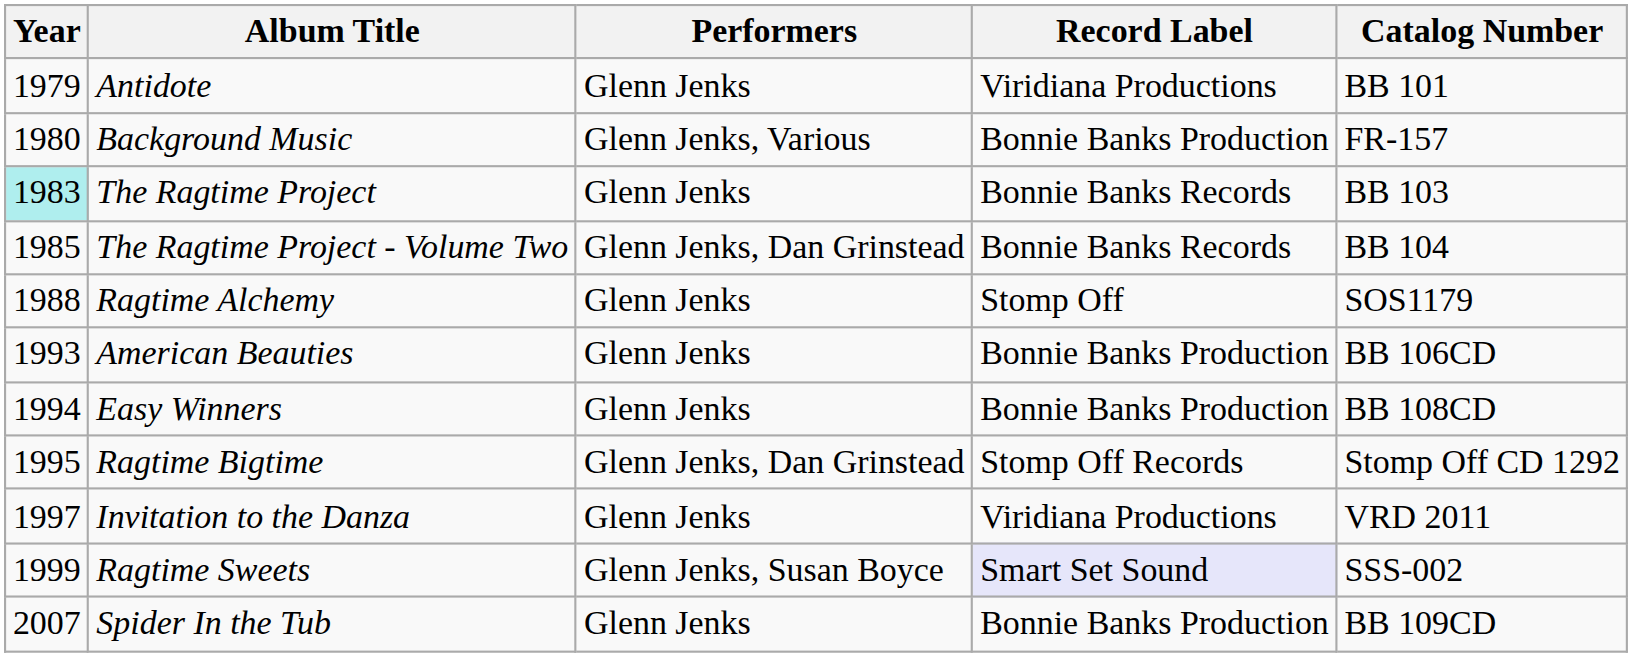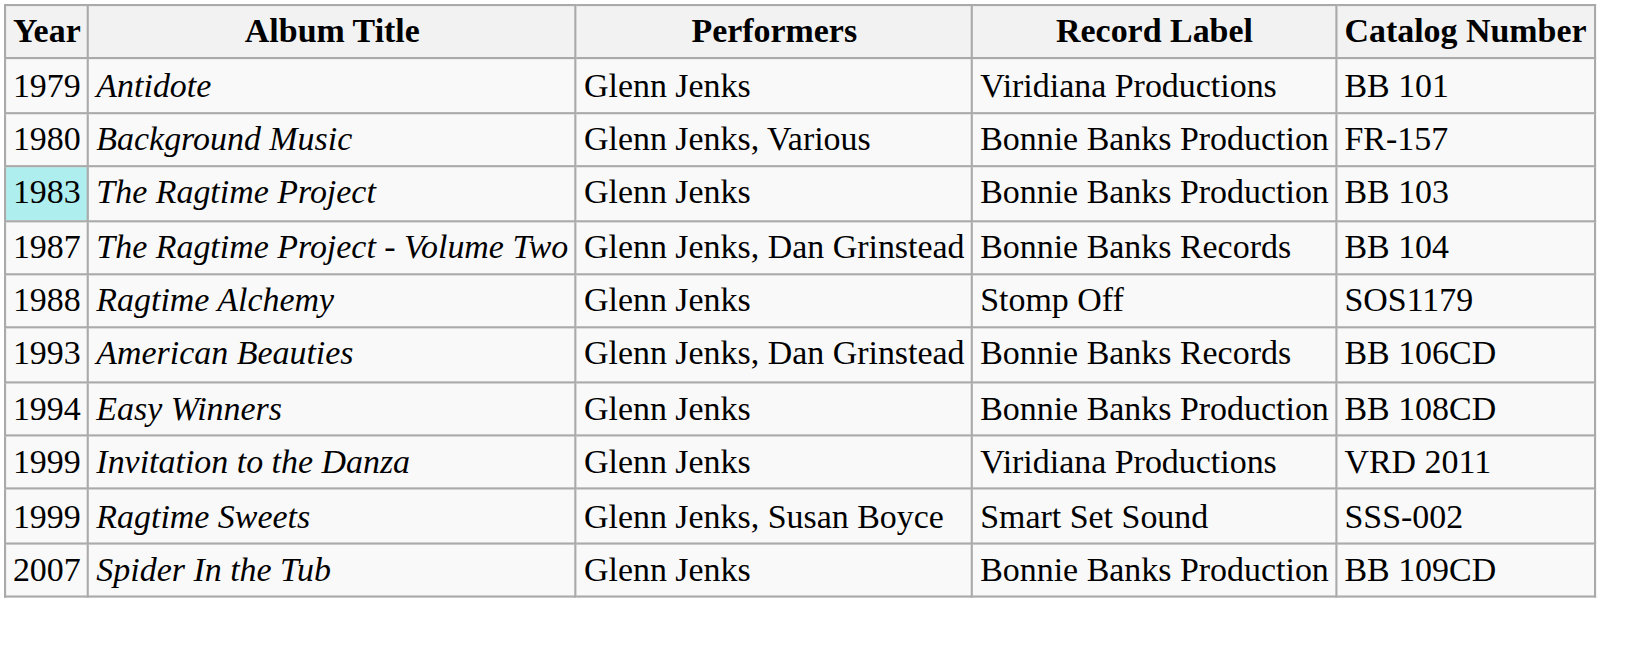(1136, 192) Bonnie Banks Records -> (1154, 192) Bonnie Banks Production
(47, 246) 1985 -> (47, 246) 1987
(667, 354) Glenn Jenks -> (774, 354) Glenn Jenks, Dan Grinstead
(1154, 354) Bonnie Banks Production -> (1136, 354) Bonnie Banks Records
- row: (210, 461)
(47, 515) 1997 -> (47, 461) 1999
(1094, 569) lavender background -> (1094, 515) no background
